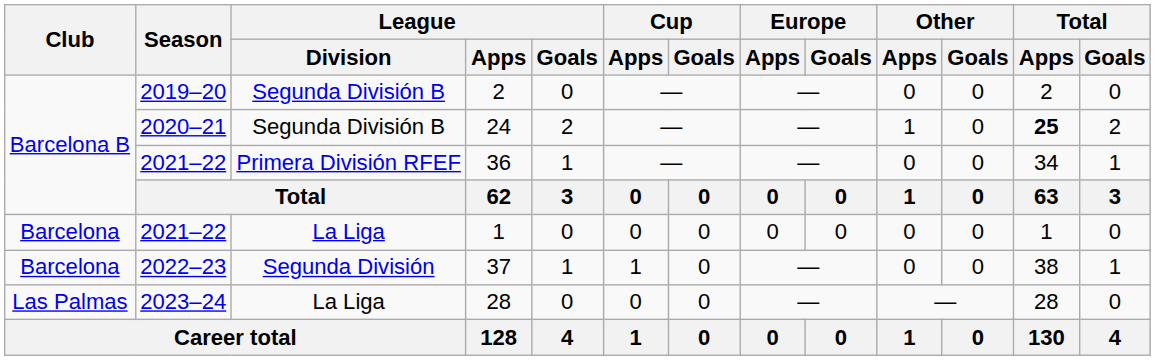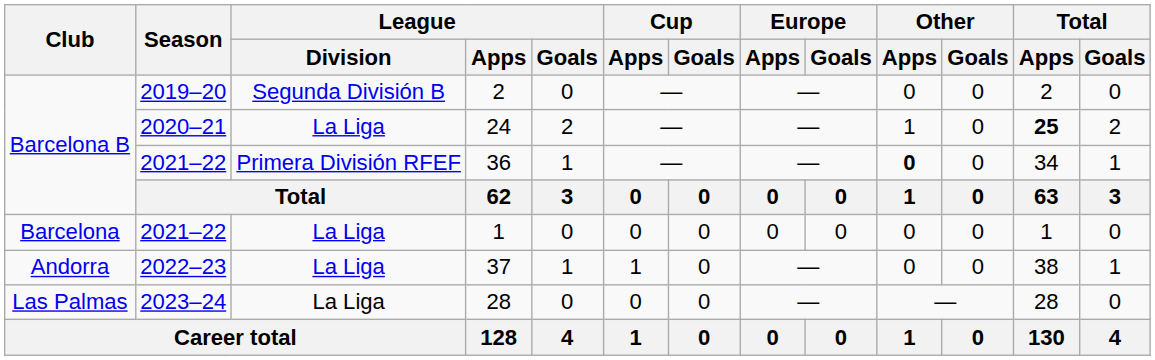(349, 127) Segunda División B -> (349, 127) La Liga
(909, 162) normal -> (909, 162) bold
(70, 267) Barcelona -> (70, 267) Andorra
(349, 267) Segunda División -> (349, 267) La Liga
